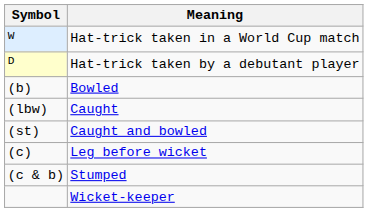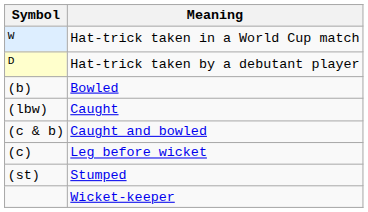(24, 131) (st) -> (36, 131) (c & b)
(36, 175) (c & b) -> (24, 175) (st)
